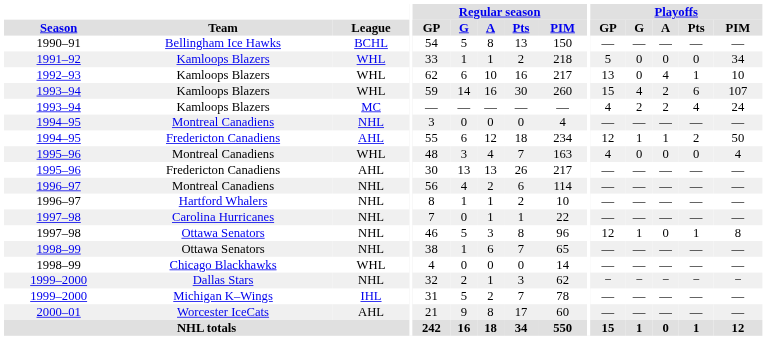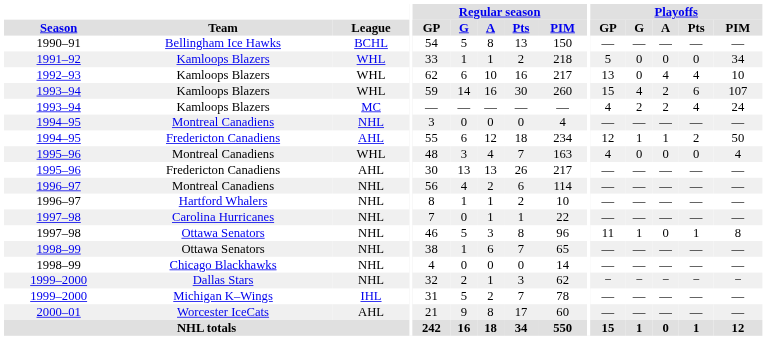(696, 75) 1 -> (696, 75) 4
(608, 233) 12 -> (608, 233) 11
(371, 264) WHL -> (371, 264) NHL
